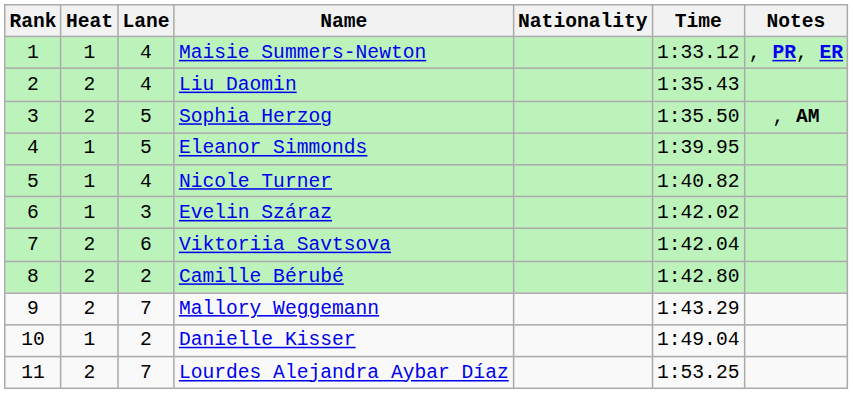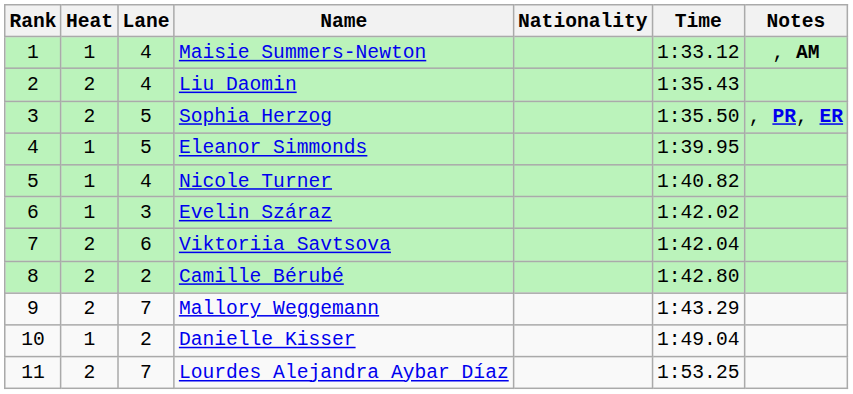(796, 53) , PR, ER -> (796, 53) , AM
(796, 117) , AM -> (796, 117) , PR, ER
